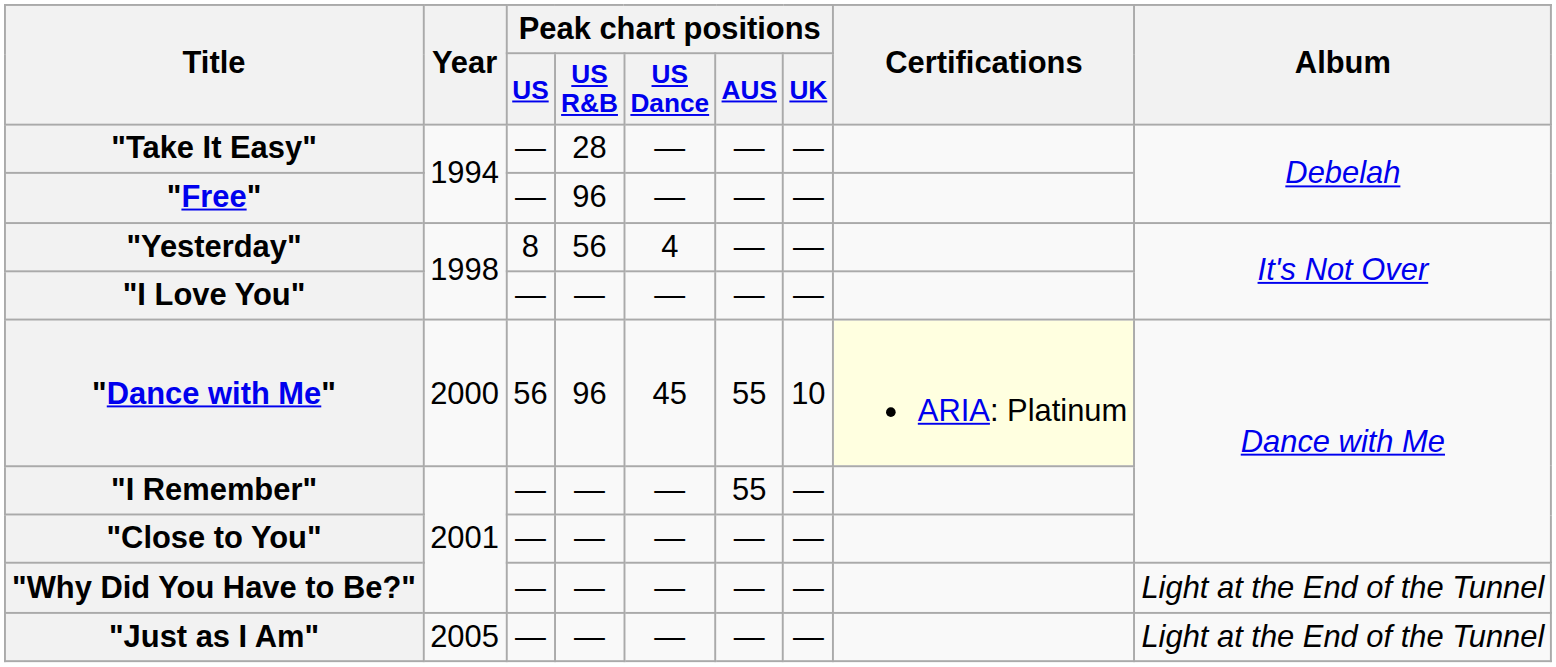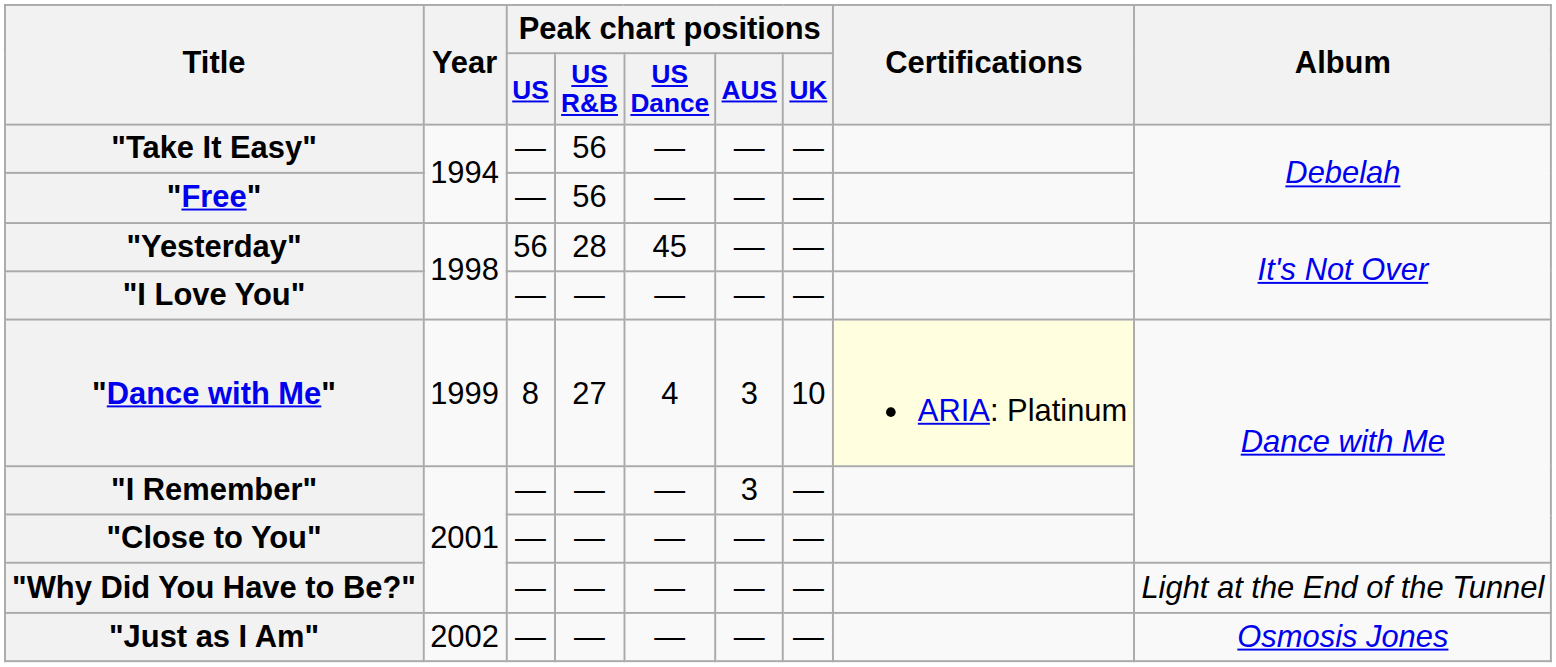(590, 148) 28 -> (590, 148) 56
(590, 197) 96 -> (590, 197) 56
(530, 246) 8 -> (530, 246) 56
(590, 246) 56 -> (590, 246) 28
(670, 246) 4 -> (670, 246) 45
(465, 392) 2000 -> (465, 392) 1999
(530, 392) 56 -> (530, 392) 8
(590, 392) 96 -> (590, 392) 27
(670, 392) 45 -> (670, 392) 4
(749, 392) 55 -> (749, 392) 3
(749, 489) 55 -> (749, 489) 3
(465, 636) 2005 -> (465, 636) 2002
(1343, 636) Light at the End of the Tunnel -> (1343, 636) Osmosis Jones
